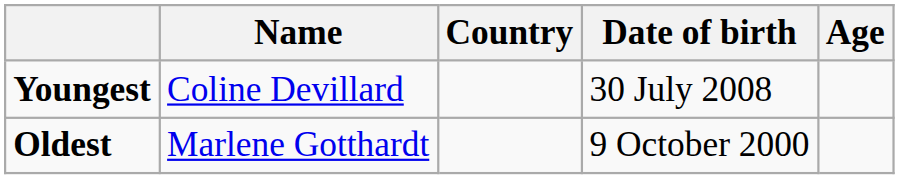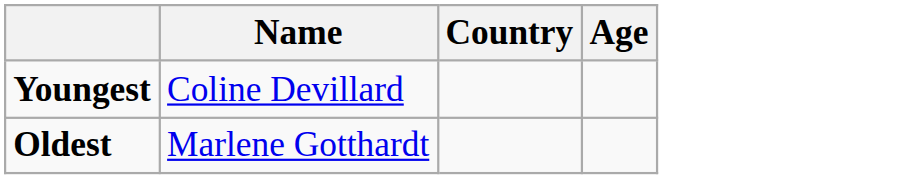- column: (700, 32)
